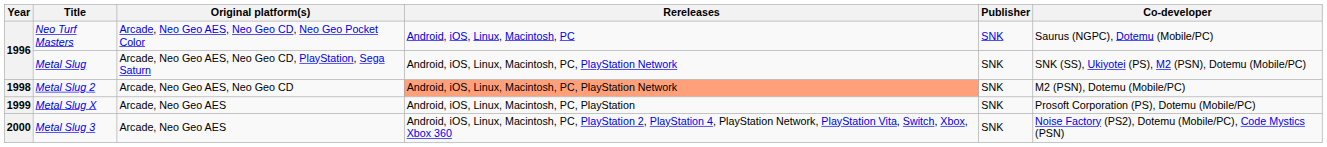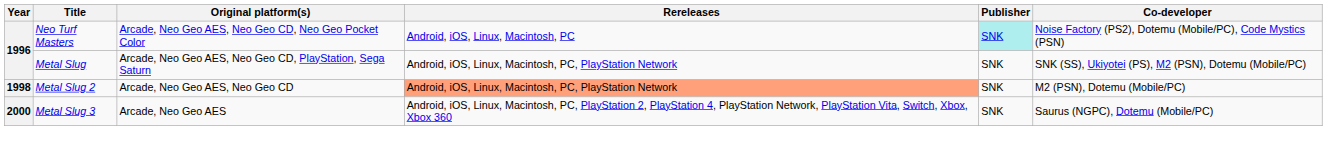(992, 36) no background -> (992, 36) paleturquoise background
(1124, 36) Saurus (NGPC), Dotemu (Mobile/PC) -> (1170, 36) Noise Factory (PS2), Dotemu (Mobile/PC), Code Mystics (PSN)
- row: (66, 105)
(1170, 128) Noise Factory (PS2), Dotemu (Mobile/PC), Code Mystics (PSN) -> (1124, 111) Saurus (NGPC), Dotemu (Mobile/PC)
